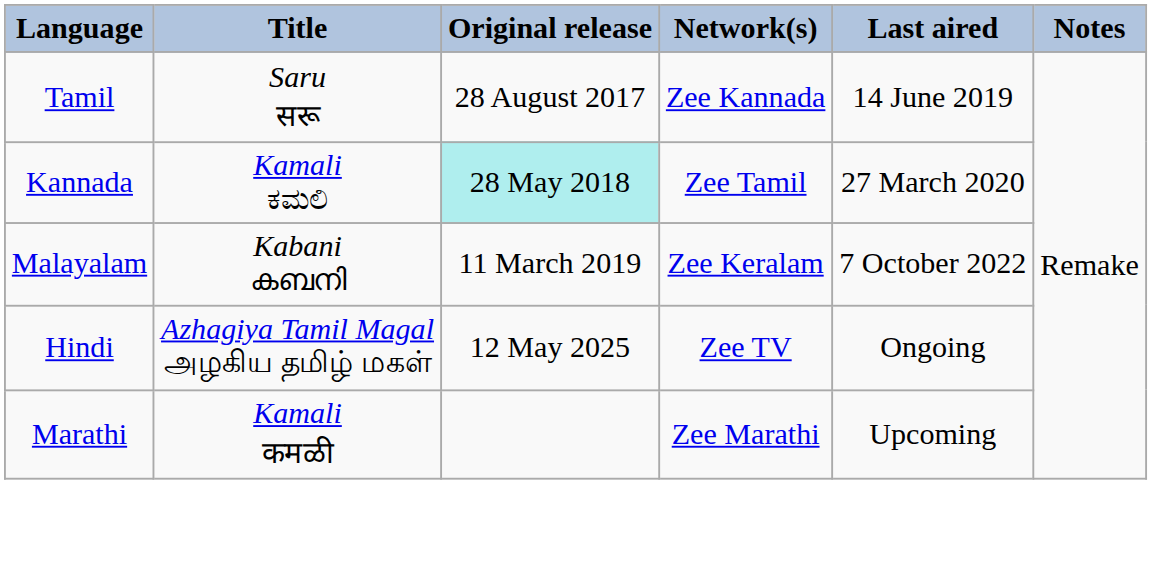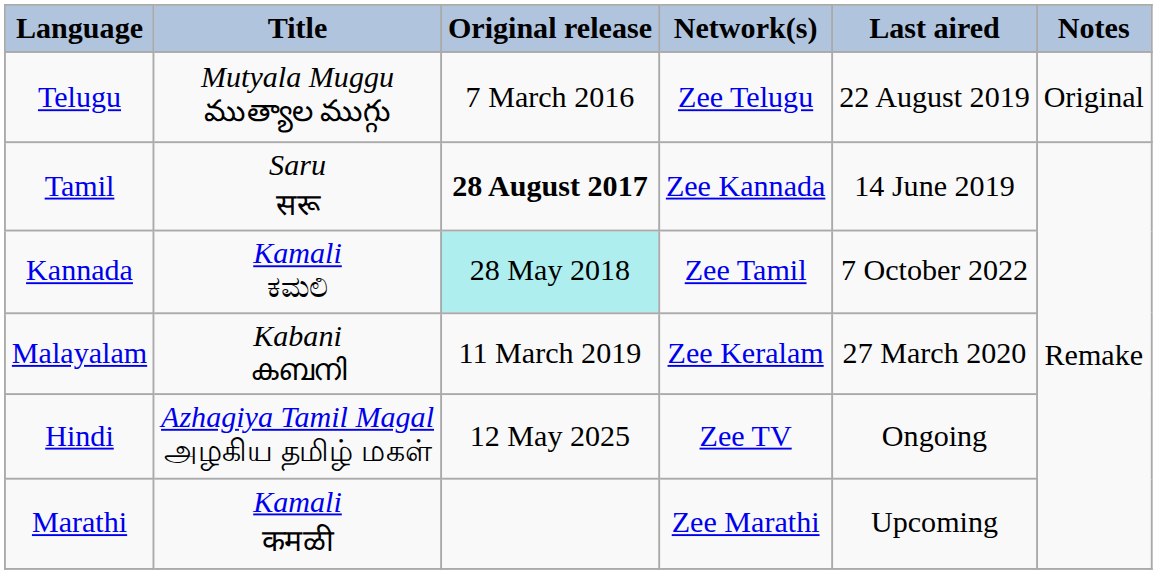+ row: (80, 96)
(550, 96) normal -> (550, 185) bold
(933, 182) 27 March 2020 -> (935, 271) 7 October 2022
(933, 263) 7 October 2022 -> (934, 352) 27 March 2020
